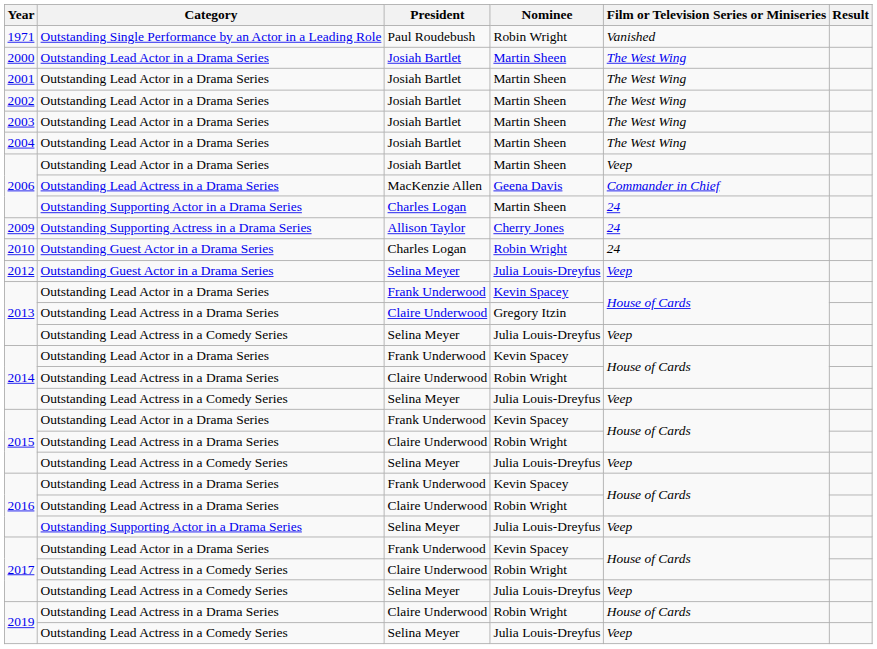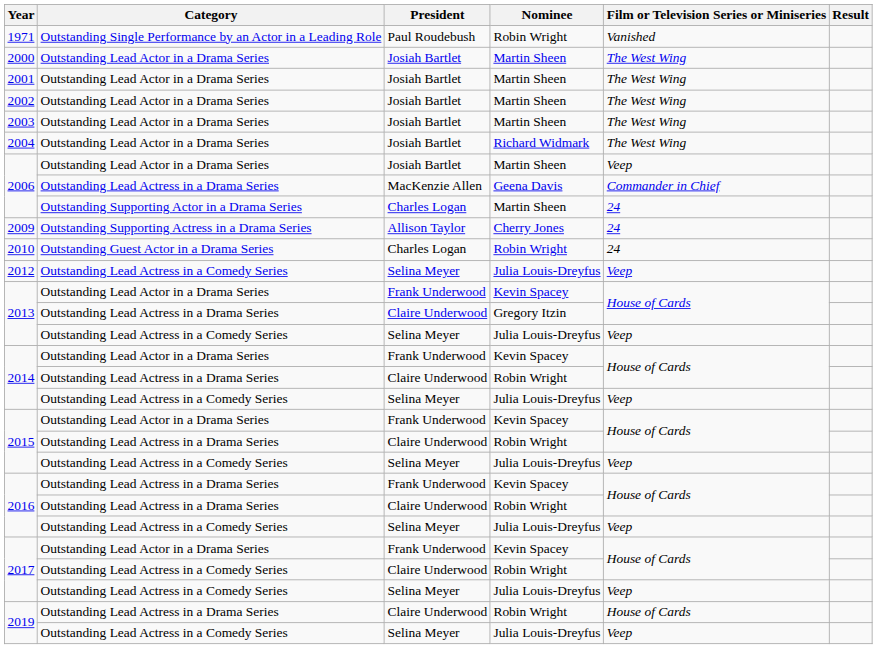(530, 143) Martin Sheen -> (541, 143) Richard Widmark
(157, 270) Outstanding Guest Actor in a Drama Series -> (164, 270) Outstanding Lead Actress in a Comedy Series
(171, 526) Outstanding Supporting Actor in a Drama Series -> (164, 526) Outstanding Lead Actress in a Comedy Series
